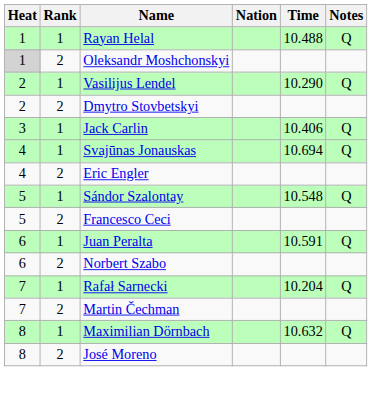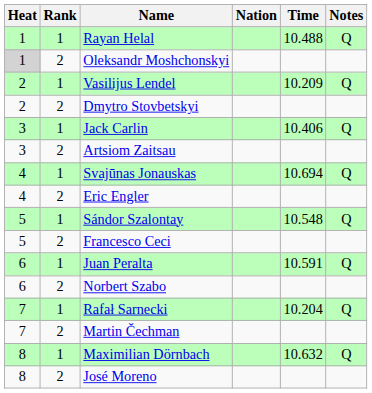(303, 83) 10.290 -> (303, 83) 10.209
+ row: (129, 151)
